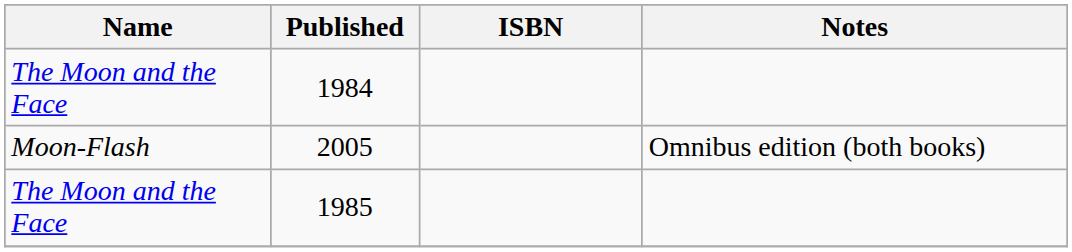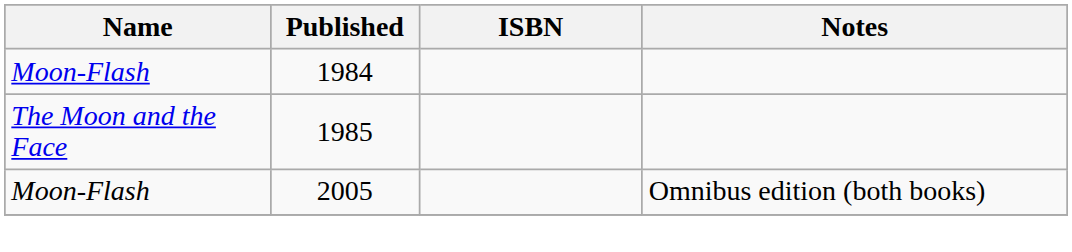(114, 86) The Moon and the Face -> (81, 71) Moon-Flash
rows swapped: (345, 207) <-> (345, 147)
